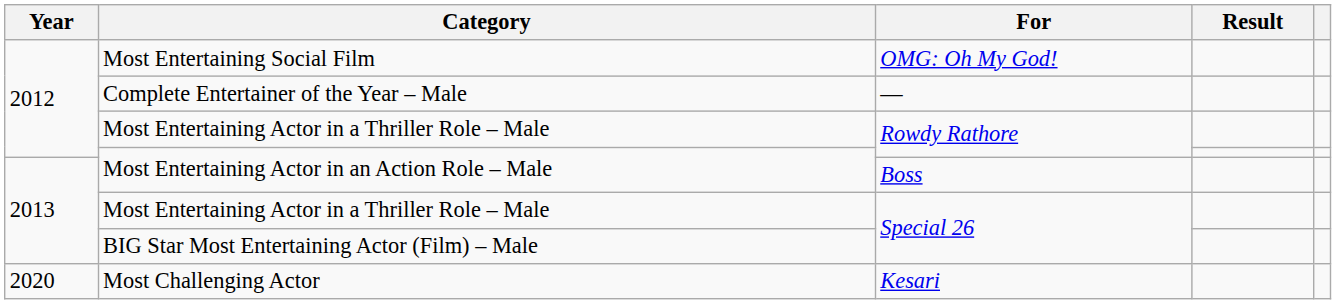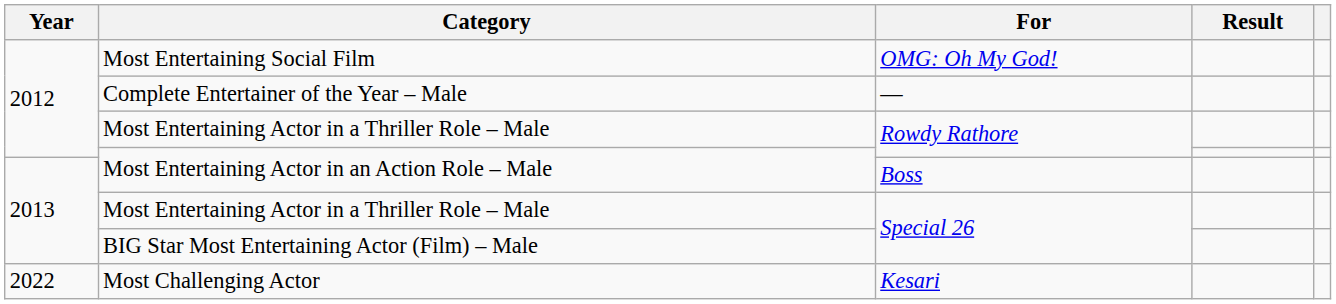(32, 281) 2020 -> (32, 281) 2022
